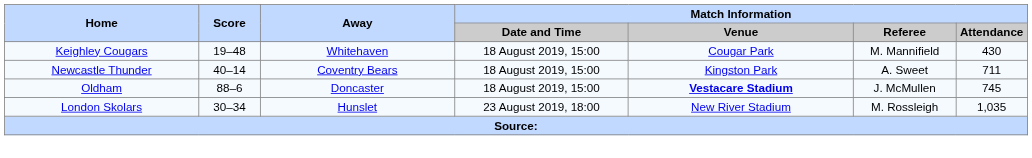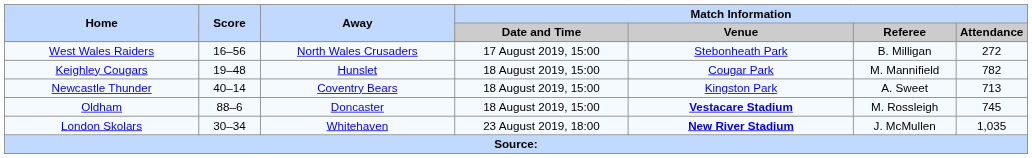+ row: (102, 51)
(357, 51) Whitehaven -> (357, 70) Hunslet
(992, 51) 430 -> (992, 70) 782
(992, 70) 711 -> (992, 88) 713
(905, 88) J. McMullen -> (905, 107) M. Rossleigh
(357, 107) Hunslet -> (357, 126) Whitehaven
(741, 107) normal -> (741, 126) bold
(905, 107) M. Rossleigh -> (905, 126) J. McMullen
